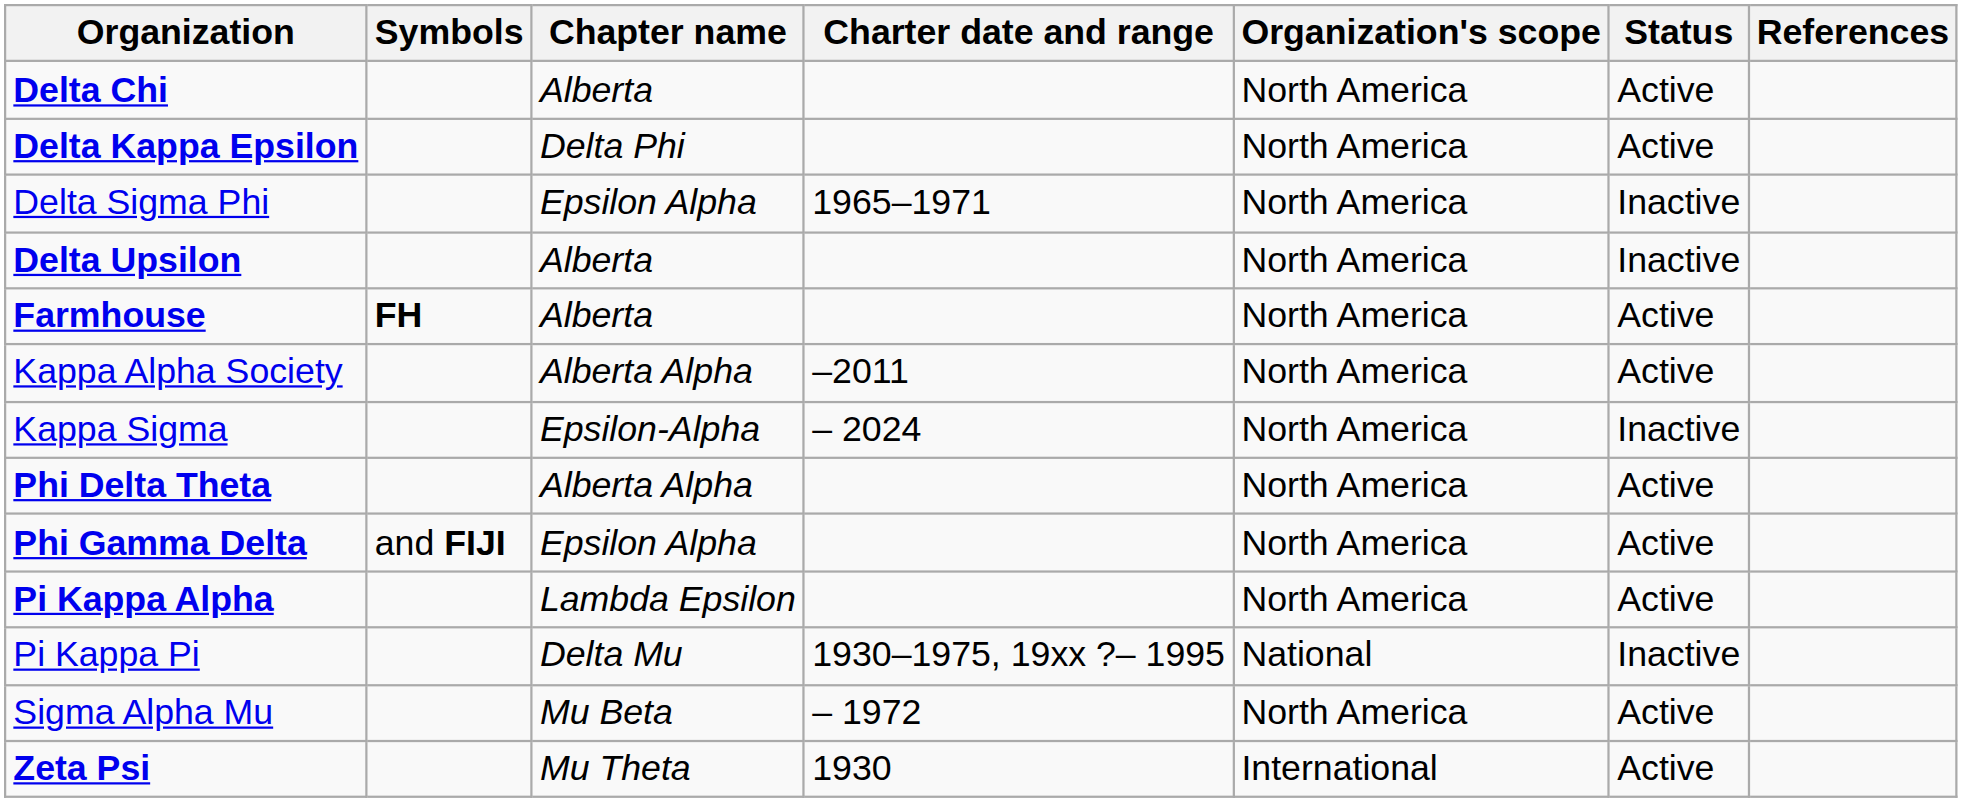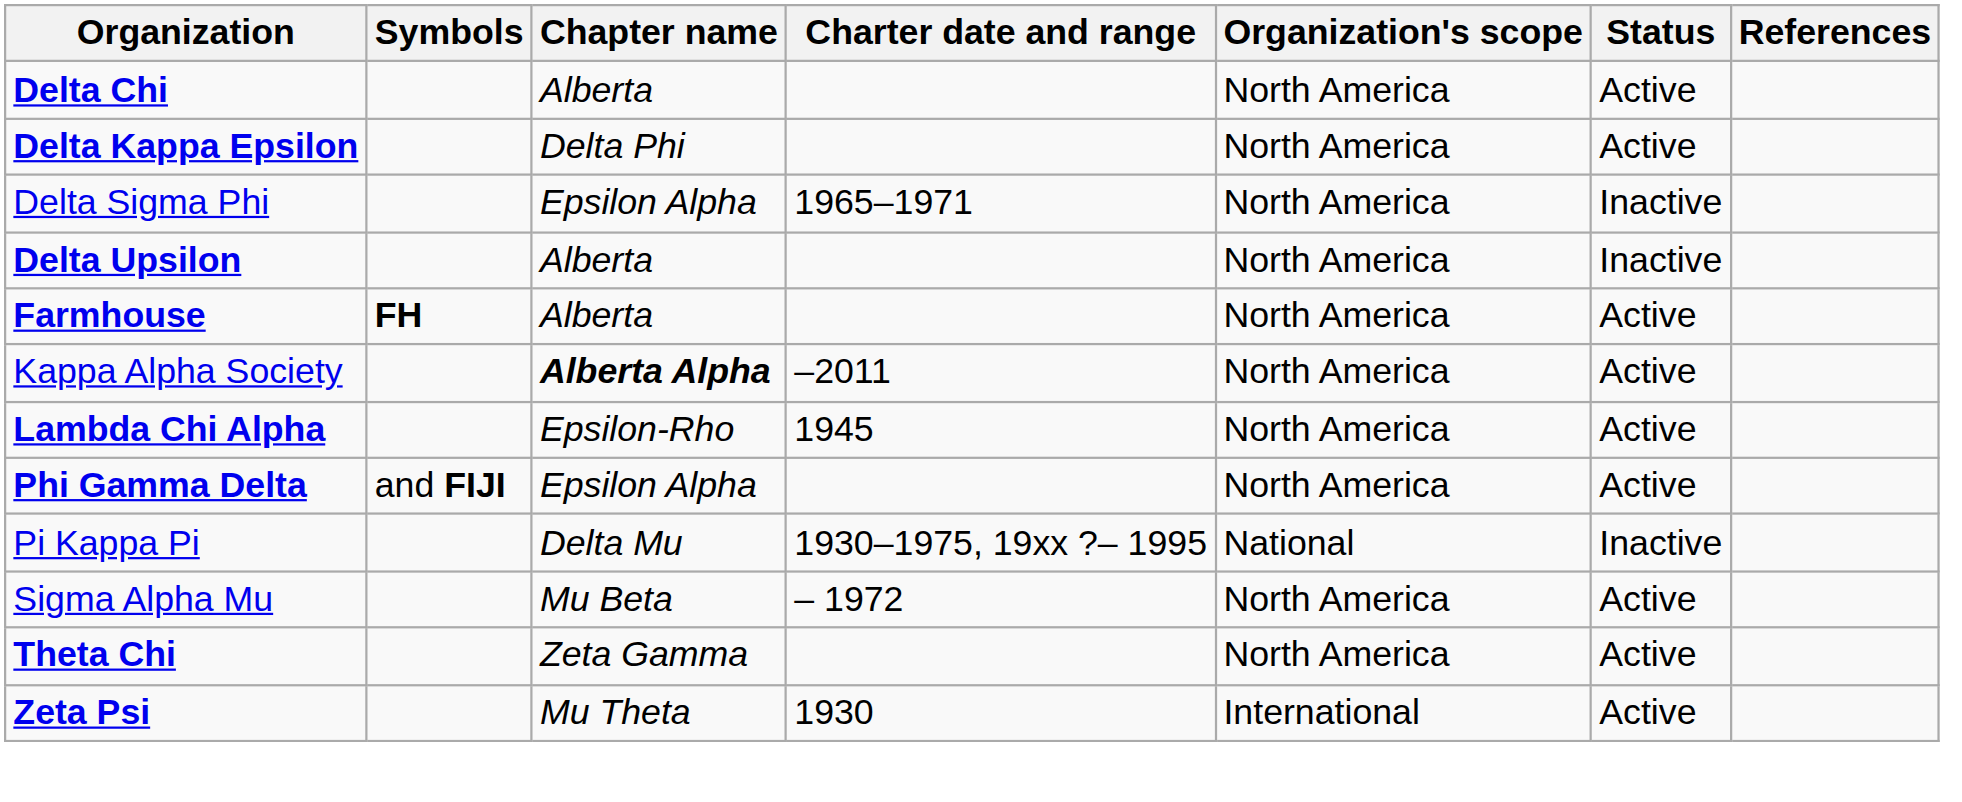(646, 372) normal -> (655, 372) bold
- row: (120, 428)
+ row: (169, 428)
- row: (142, 485)
- row: (144, 598)
+ row: (95, 655)
